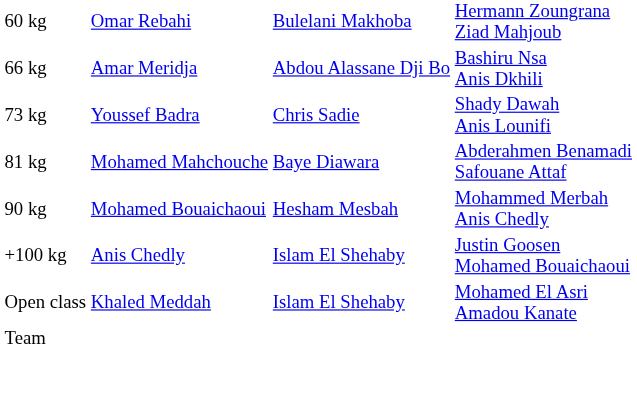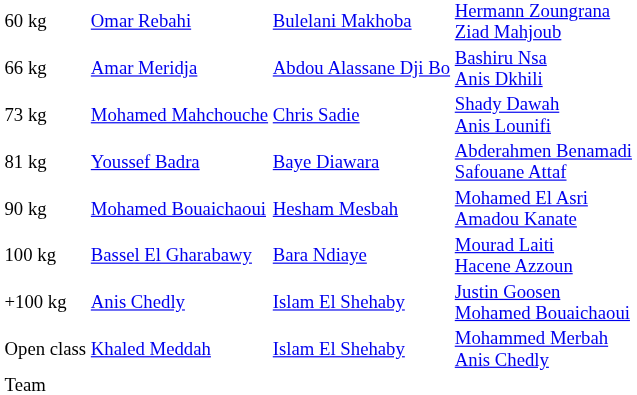(145, 115) Youssef Badra -> (179, 115) Mohamed Mahchouche
(179, 161) Mohamed Mahchouche -> (145, 161) Youssef Badra
(531, 208) Mohammed Merbah Anis Chedly -> (521, 208) Mohamed El Asri Amadou Kanate
+ row: (30, 255)
(521, 302) Mohamed El Asri Amadou Kanate -> (531, 349) Mohammed Merbah Anis Chedly
